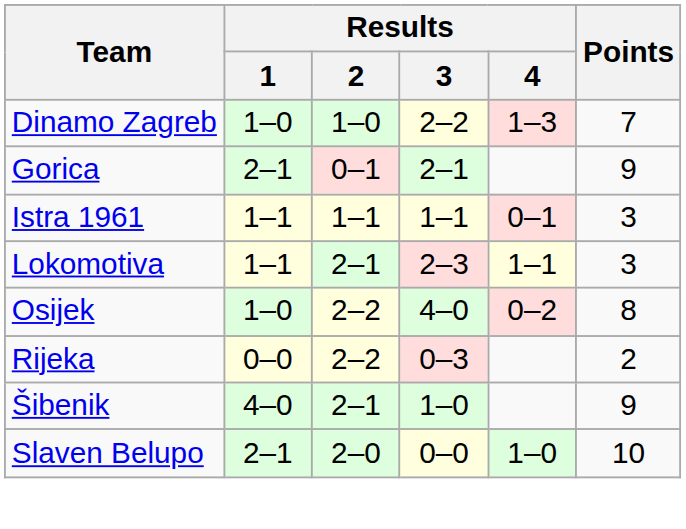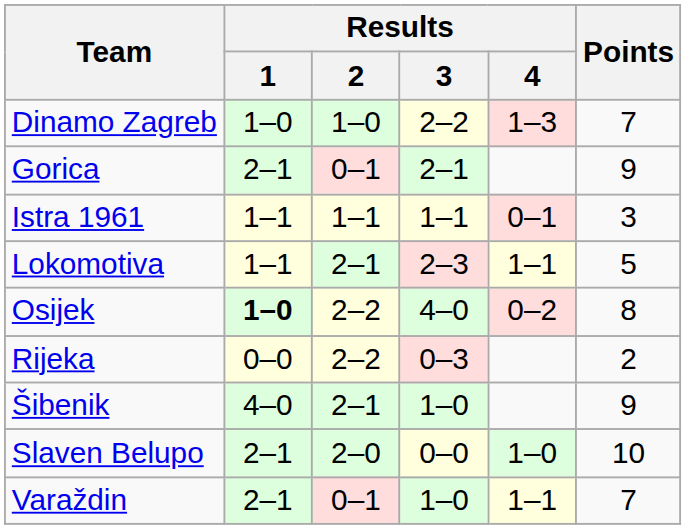(629, 264) 3 -> (629, 264) 5
(268, 311) normal -> (268, 311) bold
+ row: (69, 500)
